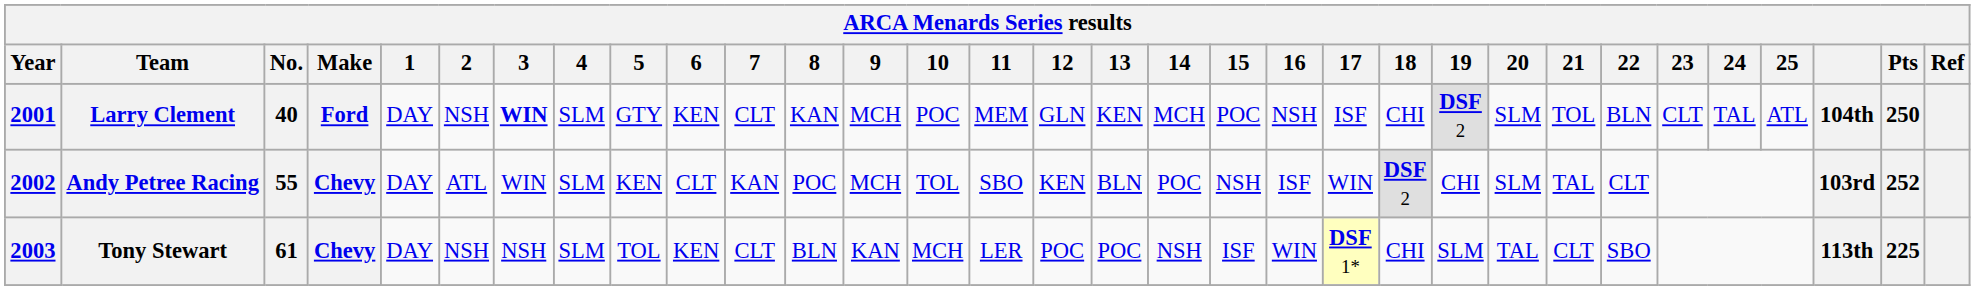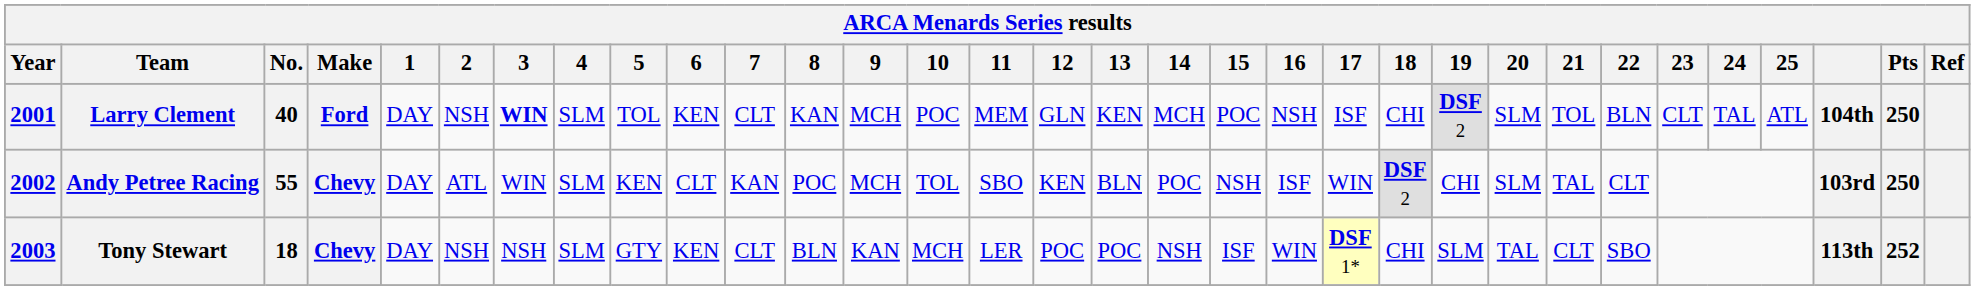(639, 116) GTY -> (639, 116) TOL
(1903, 183) 252 -> (1903, 183) 250
(286, 250) 61 -> (286, 250) 18
(639, 250) TOL -> (639, 250) GTY
(1903, 250) 225 -> (1903, 250) 252
